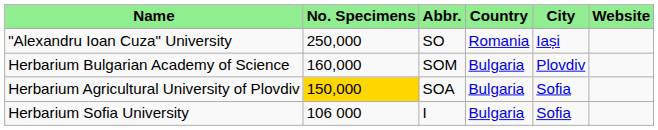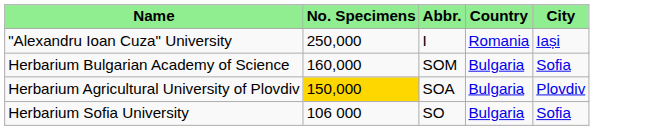- column: (621, 16)
(434, 40) SO -> (425, 40) I
(561, 64) Plovdiv -> (554, 64) Sofia
(554, 89) Sofia -> (561, 89) Plovdiv
(425, 113) I -> (434, 113) SO
